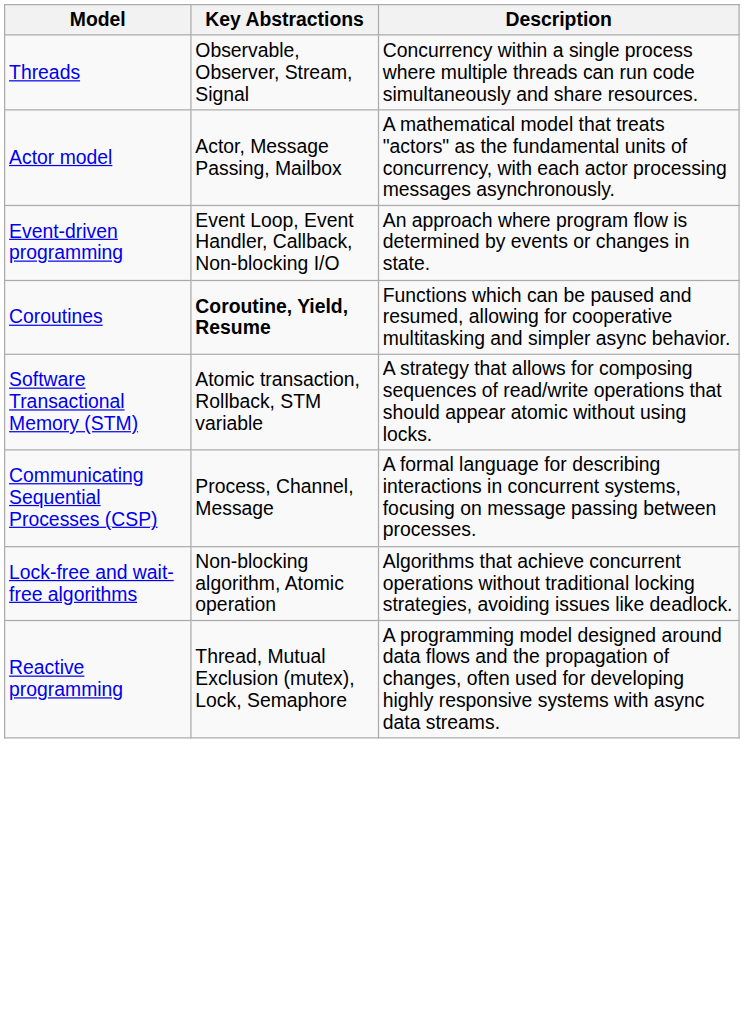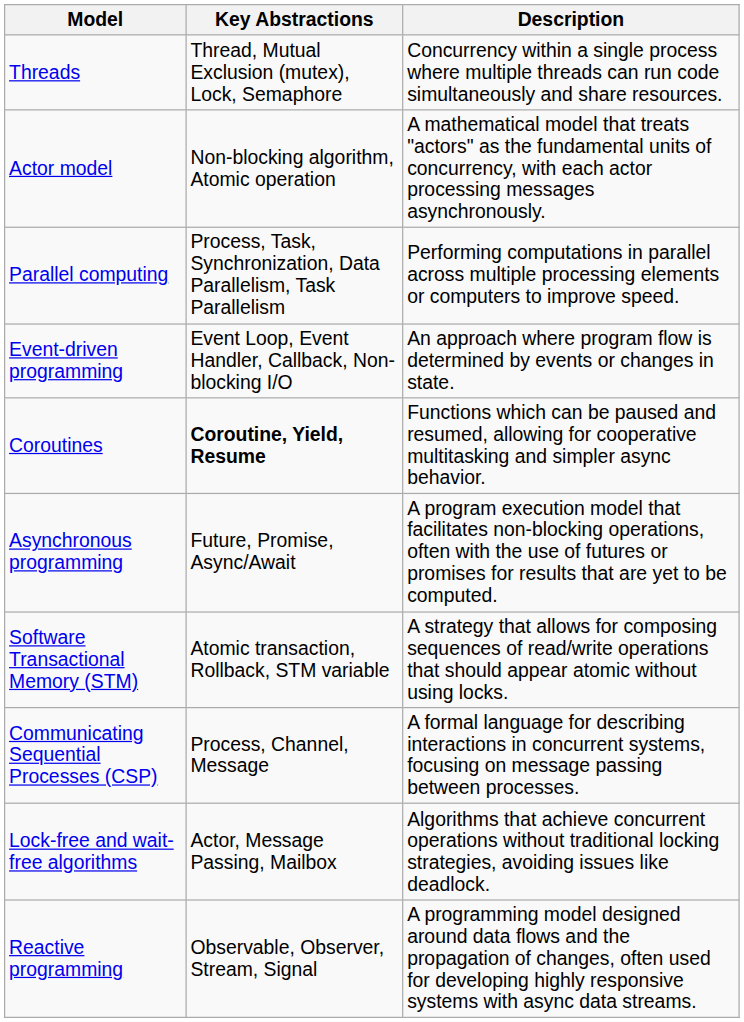(274, 72) Observable, Observer, Stream, Signal -> (270, 72) Thread, Mutual Exclusion (mutex), Lock, Semaphore
(269, 157) Actor, Message Passing, Mailbox -> (292, 168) Non-blocking algorithm, Atomic operation
+ row: (89, 275)
+ row: (70, 552)
(270, 583) Non-blocking algorithm, Atomic operation -> (264, 851) Actor, Message Passing, Mailbox
(275, 679) Thread, Mutual Exclusion (mutex), Lock, Semaphore -> (287, 958) Observable, Observer, Stream, Signal
